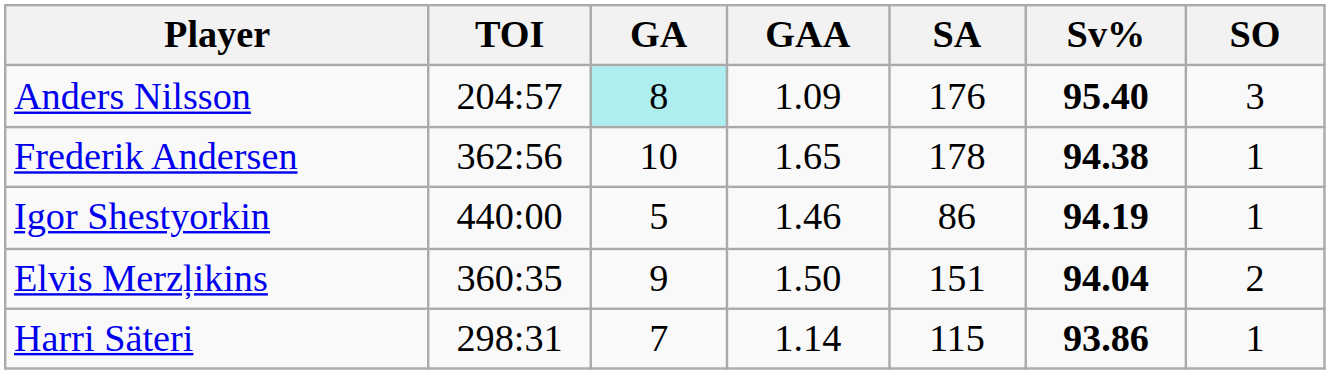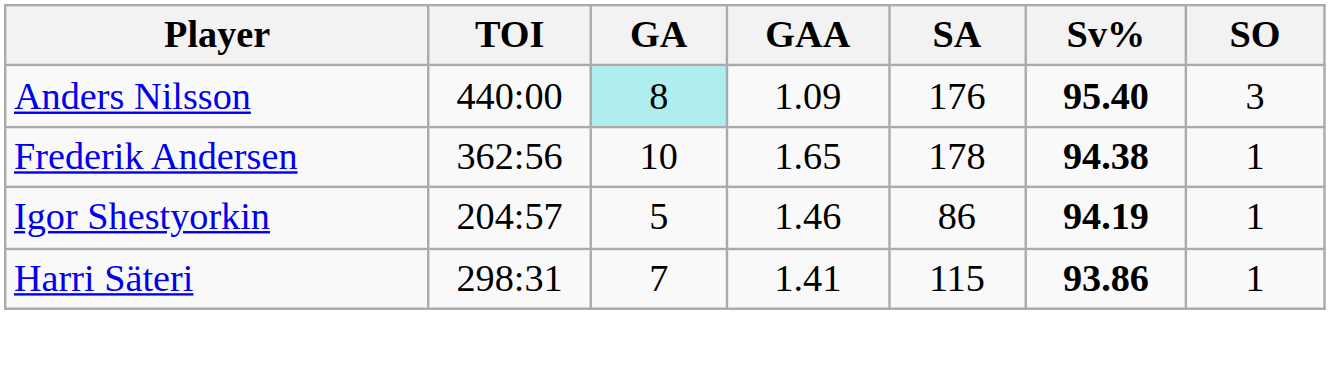(510, 95) 204:57 -> (510, 95) 440:00
(510, 216) 440:00 -> (510, 216) 204:57
- row: (141, 277)
(808, 338) 1.14 -> (808, 277) 1.41
